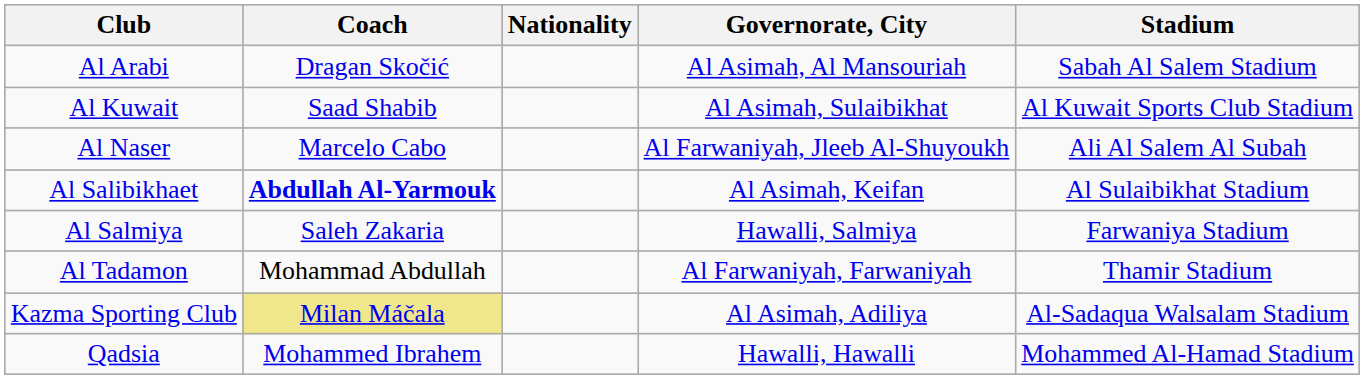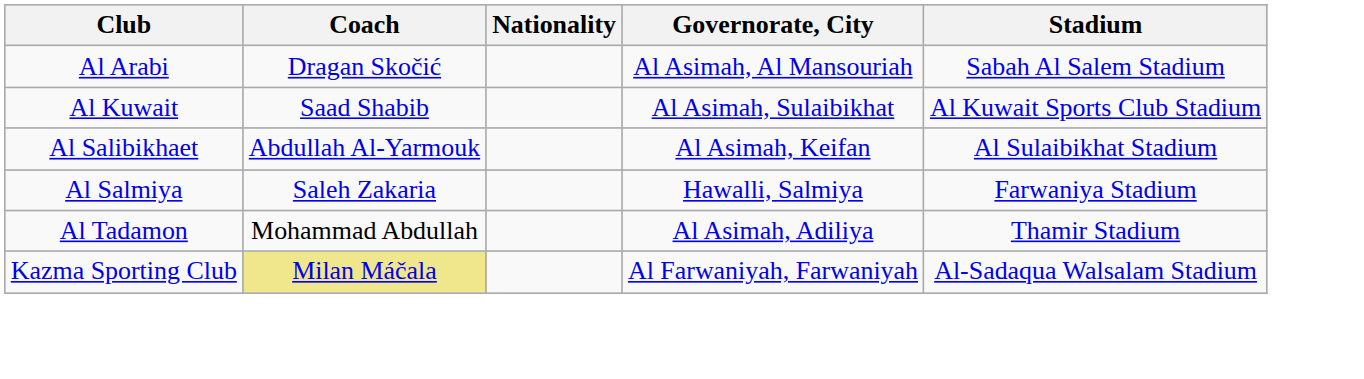- row: (124, 148)
(372, 189) bold -> (364, 148) normal
(826, 271) Al Farwaniyah, Farwaniyah -> (773, 230) Al Asimah, Adiliya
(826, 312) Al Asimah, Adiliya -> (773, 271) Al Farwaniyah, Farwaniyah
- row: (124, 353)
